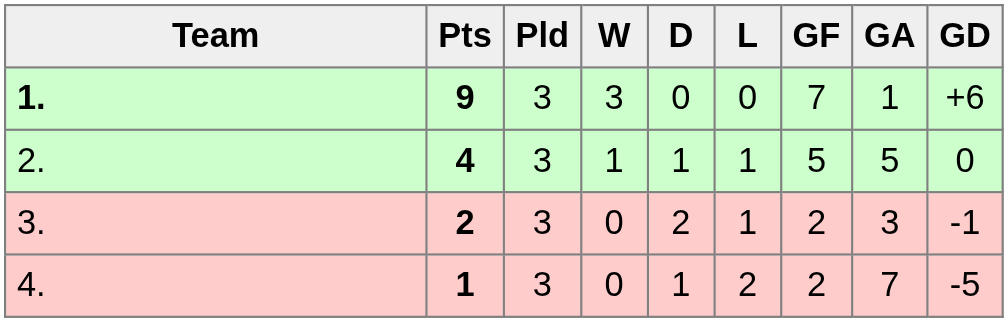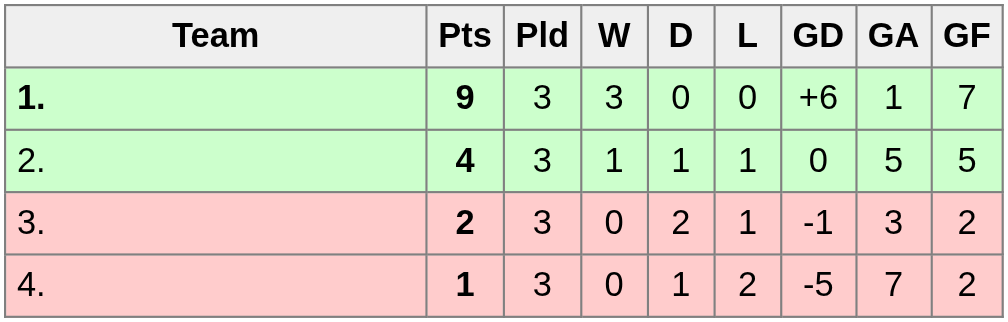columns swapped: (816, 35) <-> (965, 35)
